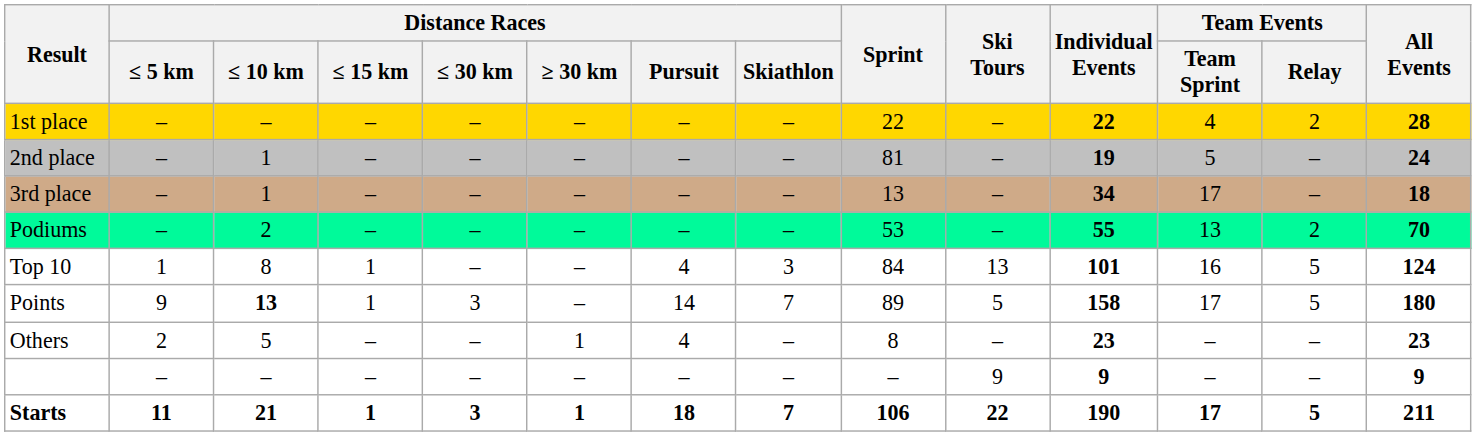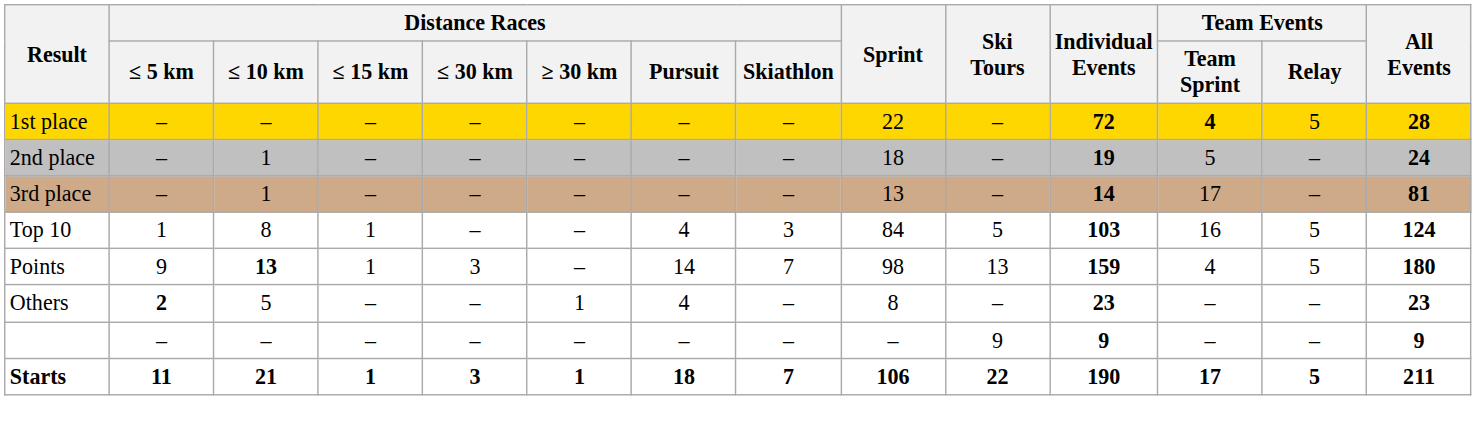(1104, 121) 22 -> (1104, 121) 72
(1210, 121) normal -> (1210, 121) bold
(1315, 121) 2 -> (1315, 121) 5
(893, 157) 81 -> (893, 157) 18
(1104, 194) 34 -> (1104, 194) 14
(1419, 194) 18 -> (1419, 194) 81
- row: (48, 230)
(997, 267) 13 -> (997, 230) 5
(1104, 267) 101 -> (1104, 230) 103
(893, 303) 89 -> (893, 267) 98
(997, 303) 5 -> (997, 267) 13
(1104, 303) 158 -> (1104, 267) 159
(1210, 303) 17 -> (1210, 267) 4
(161, 339) normal -> (161, 303) bold
